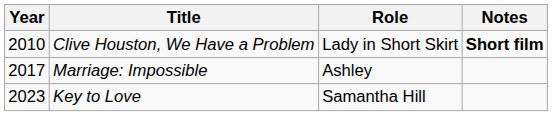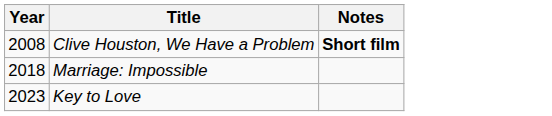- column: (390, 17)
(27, 44) 2010 -> (27, 44) 2008
(27, 70) 2017 -> (27, 70) 2018
